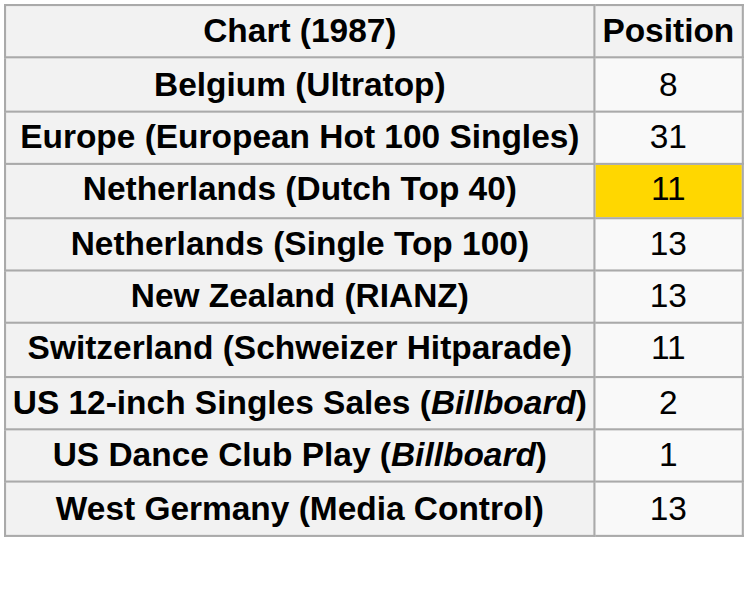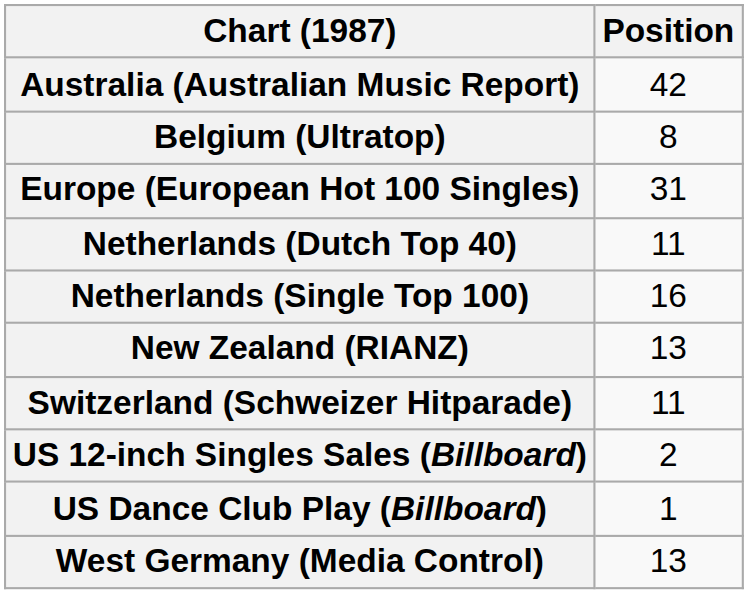+ row: (300, 84)
(668, 190) gold background -> (668, 243) no background
(668, 243) 13 -> (668, 296) 16
